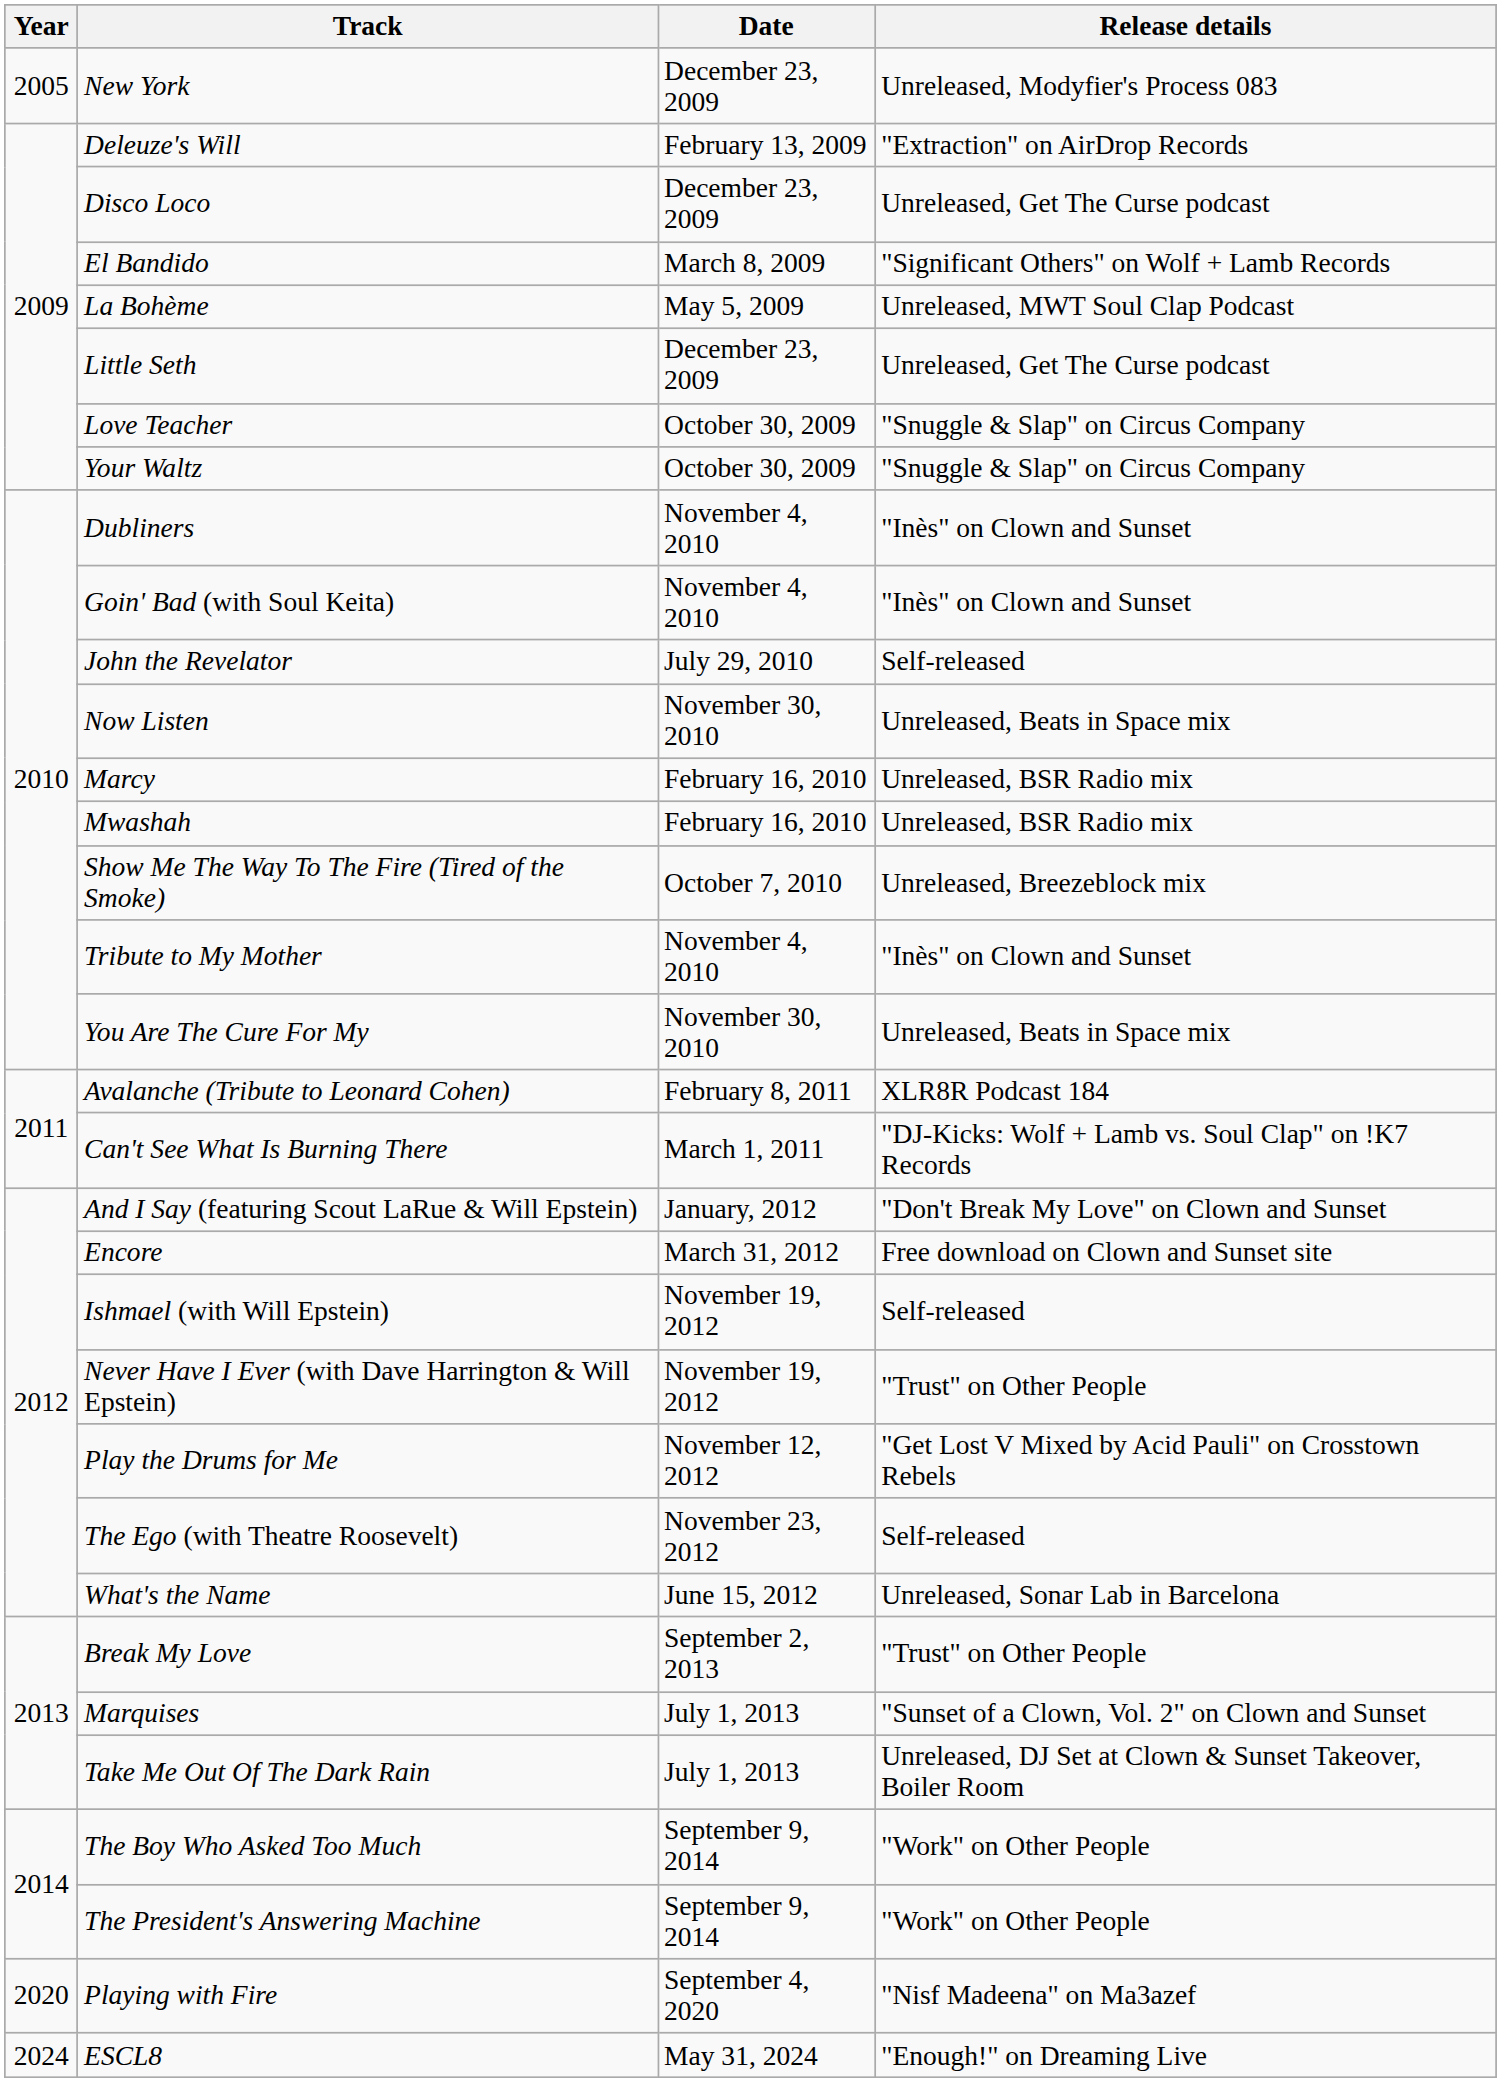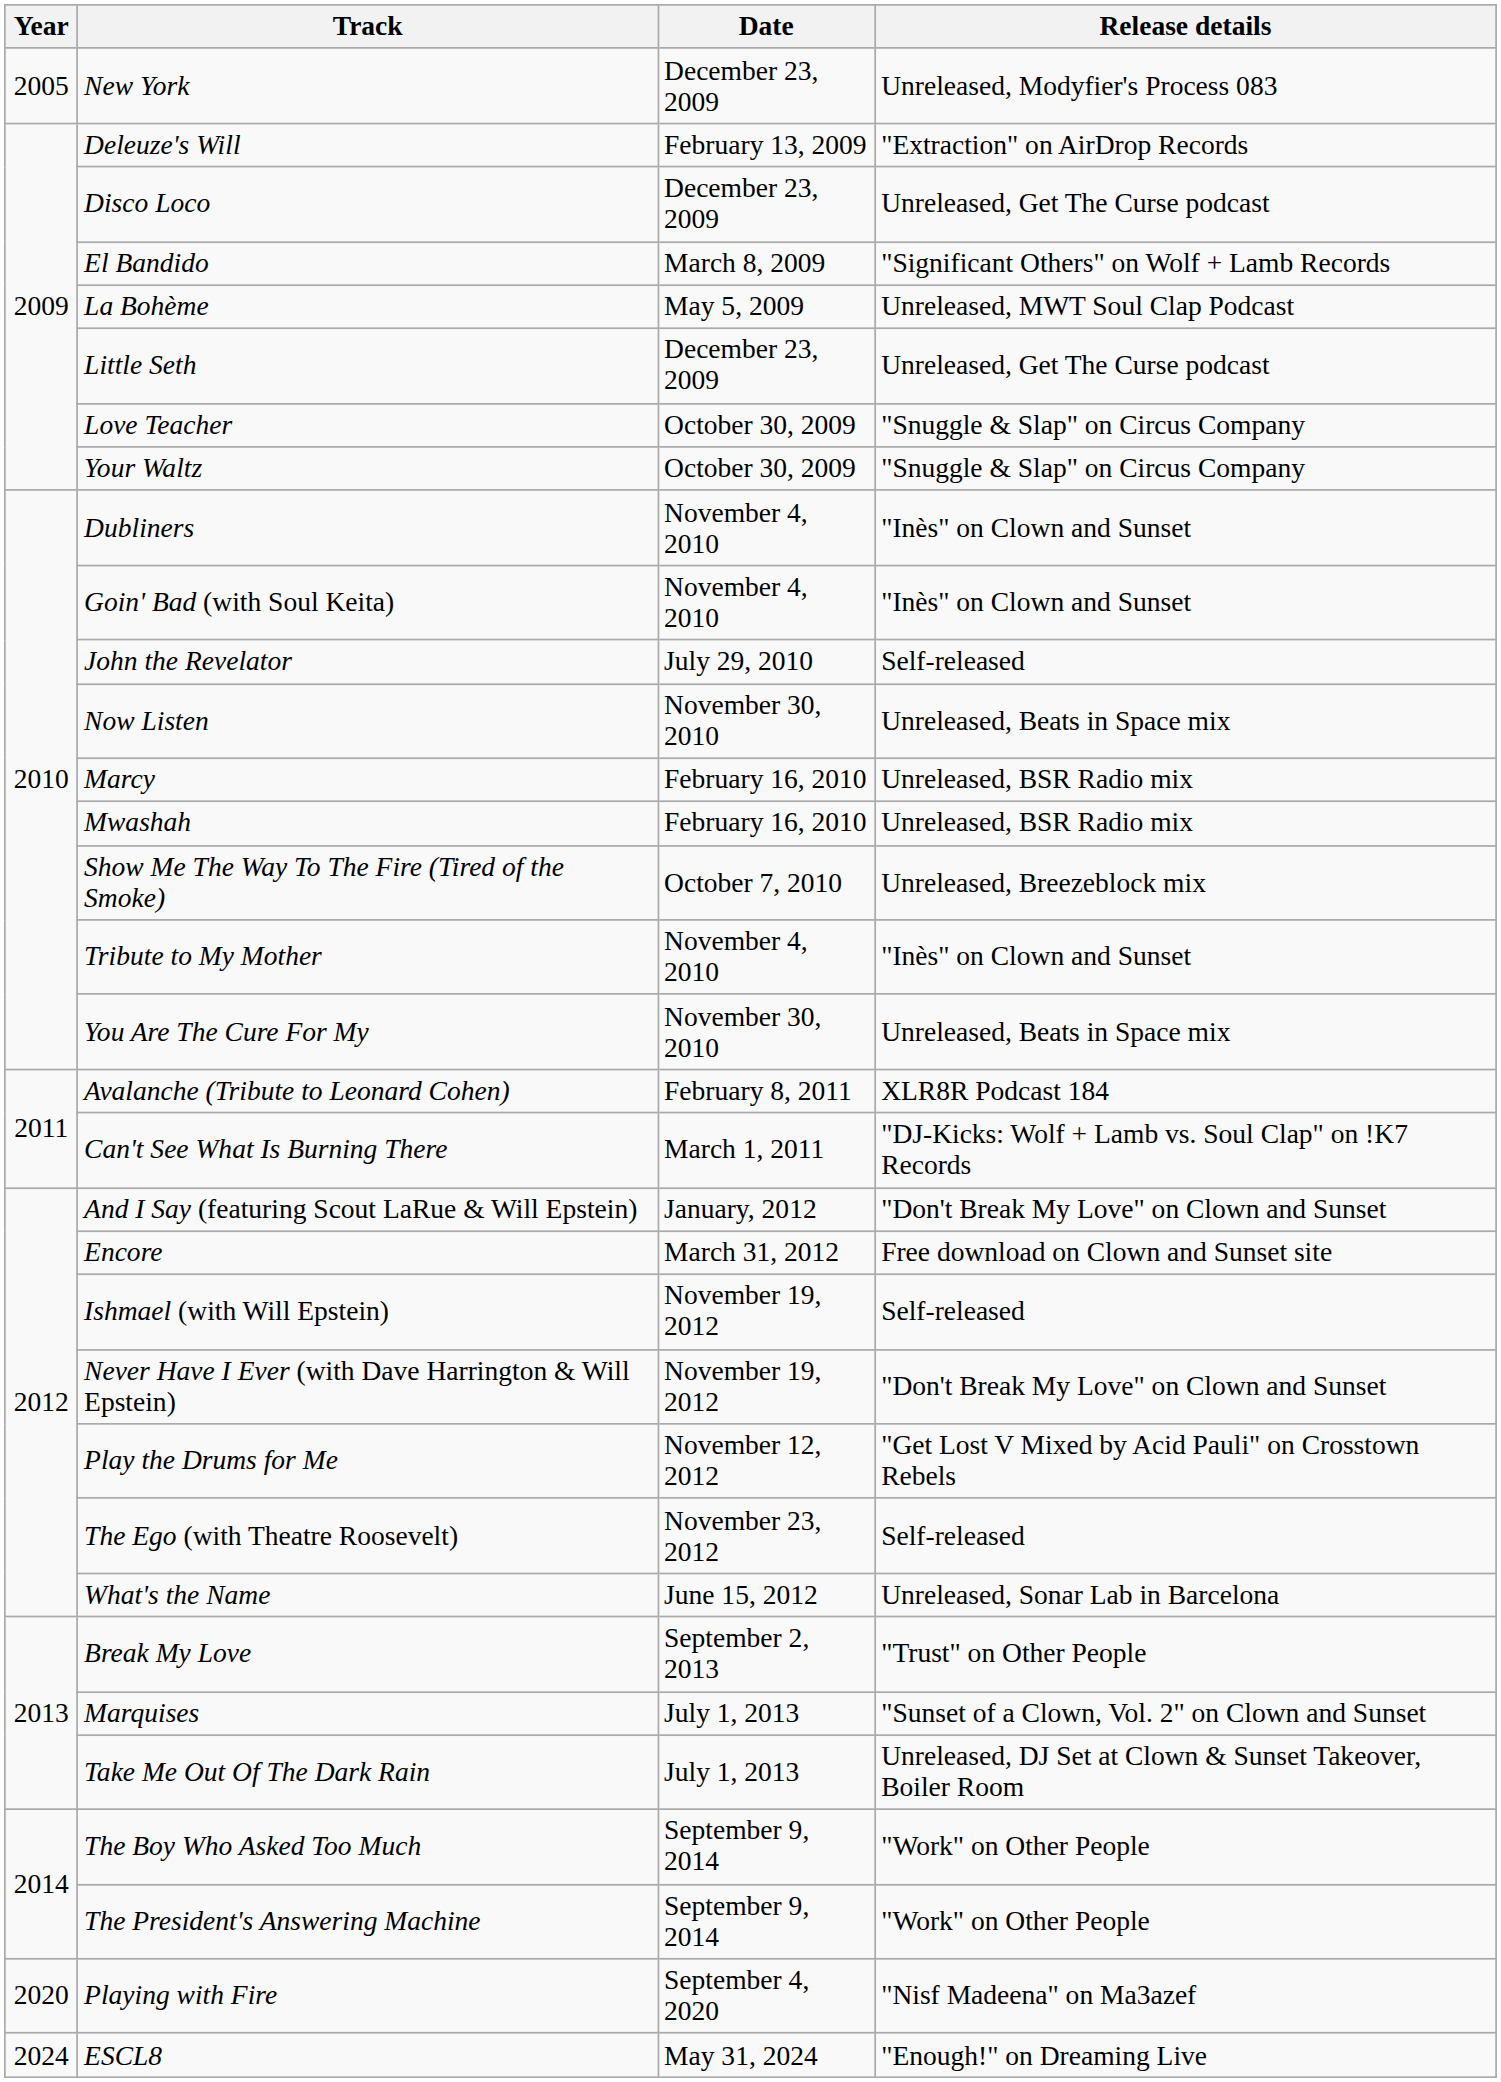(1014, 1386) "Trust" on Other People -> (1134, 1386) "Don't Break My Love" on Clown and Sunset
